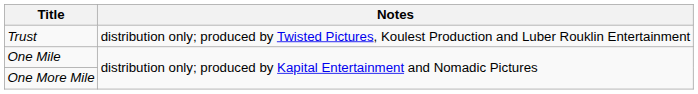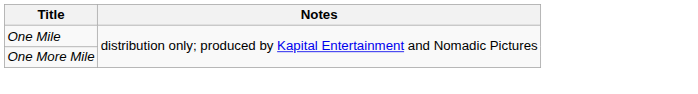- row: (22, 36)
